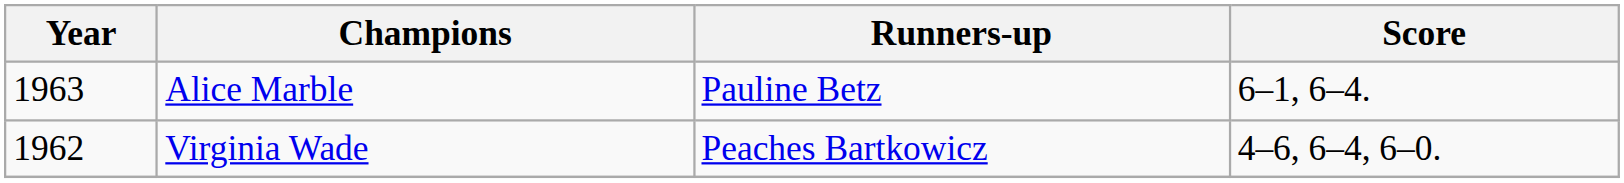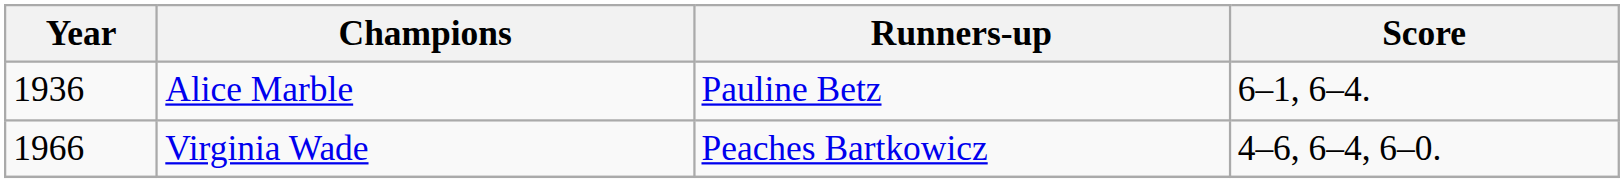(49, 89) 1963 -> (49, 89) 1936
(49, 146) 1962 -> (49, 146) 1966
